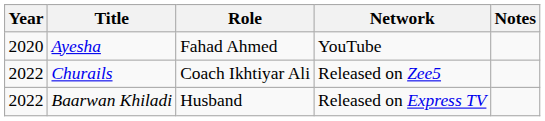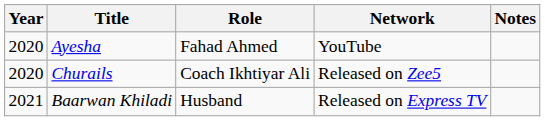(26, 73) 2022 -> (26, 73) 2020
(26, 101) 2022 -> (26, 101) 2021
